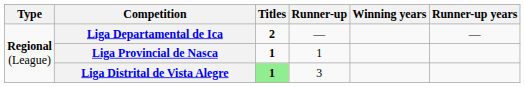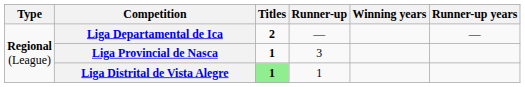(319, 53) 1 -> (319, 53) 3
(319, 73) 3 -> (319, 73) 1
